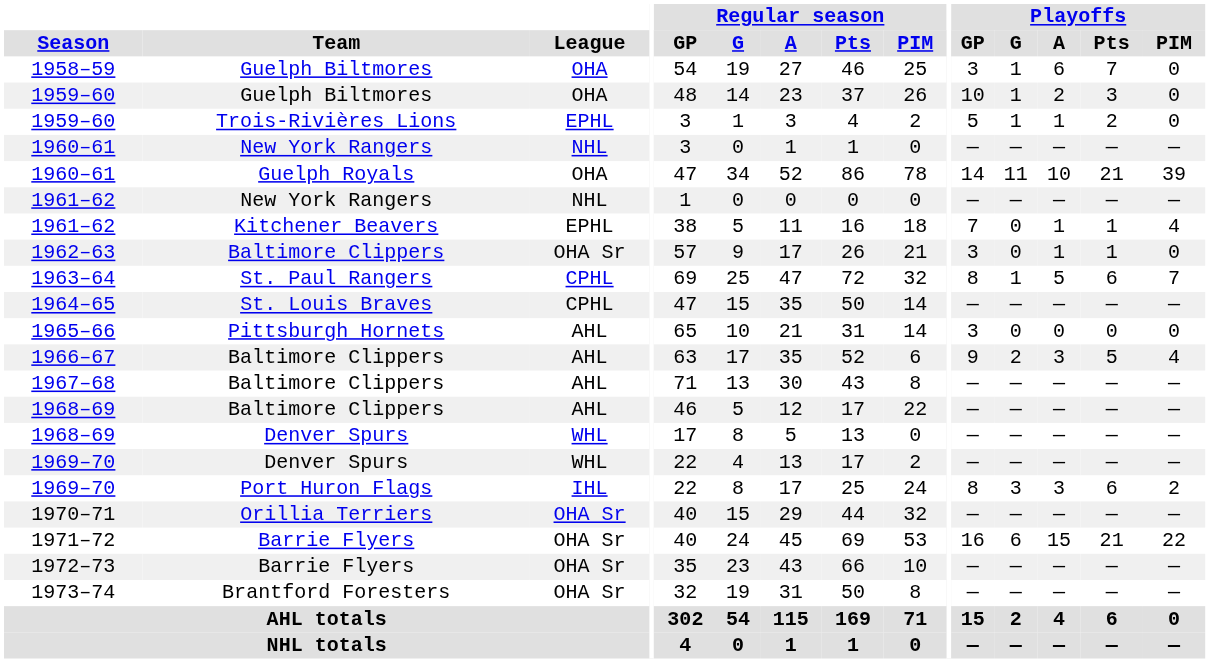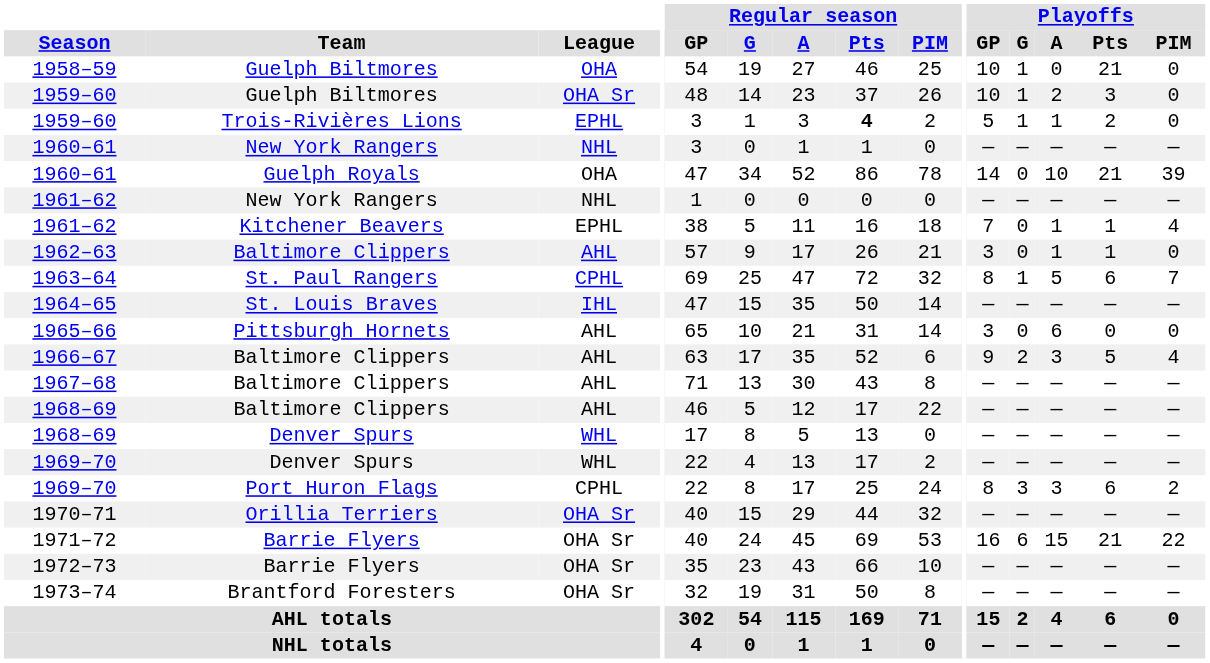(973, 69) 3 -> (988, 69) 10
(1059, 69) 6 -> (1057, 69) 0
(1112, 69) 7 -> (1110, 69) 21
(590, 96) OHA -> (599, 96) OHA Sr
(853, 122) normal -> (867, 122) bold
(1016, 174) 11 -> (1022, 174) 0
(590, 253) OHA Sr -> (599, 253) AHL
(590, 305) CPHL -> (599, 305) IHL
(1059, 331) 0 -> (1057, 331) 6
(590, 488) IHL -> (599, 488) CPHL
